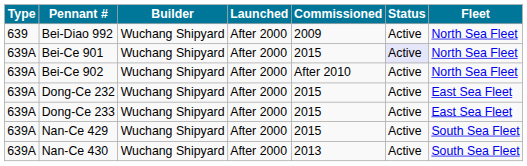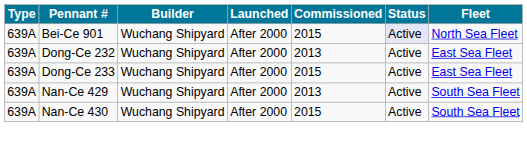- row: (77, 33)
- row: (72, 72)
(308, 92) 2015 -> (308, 53) 2013
(308, 131) 2015 -> (308, 92) 2013
(308, 151) 2013 -> (308, 111) 2015
